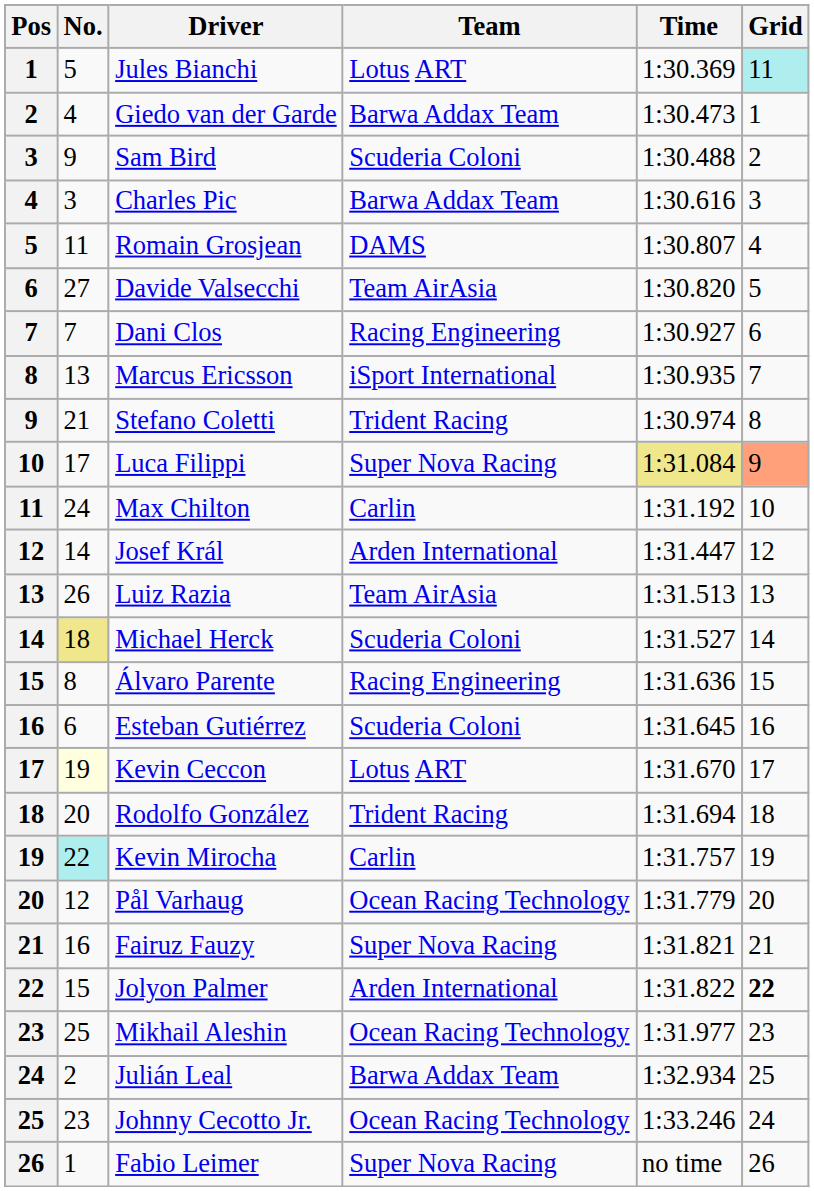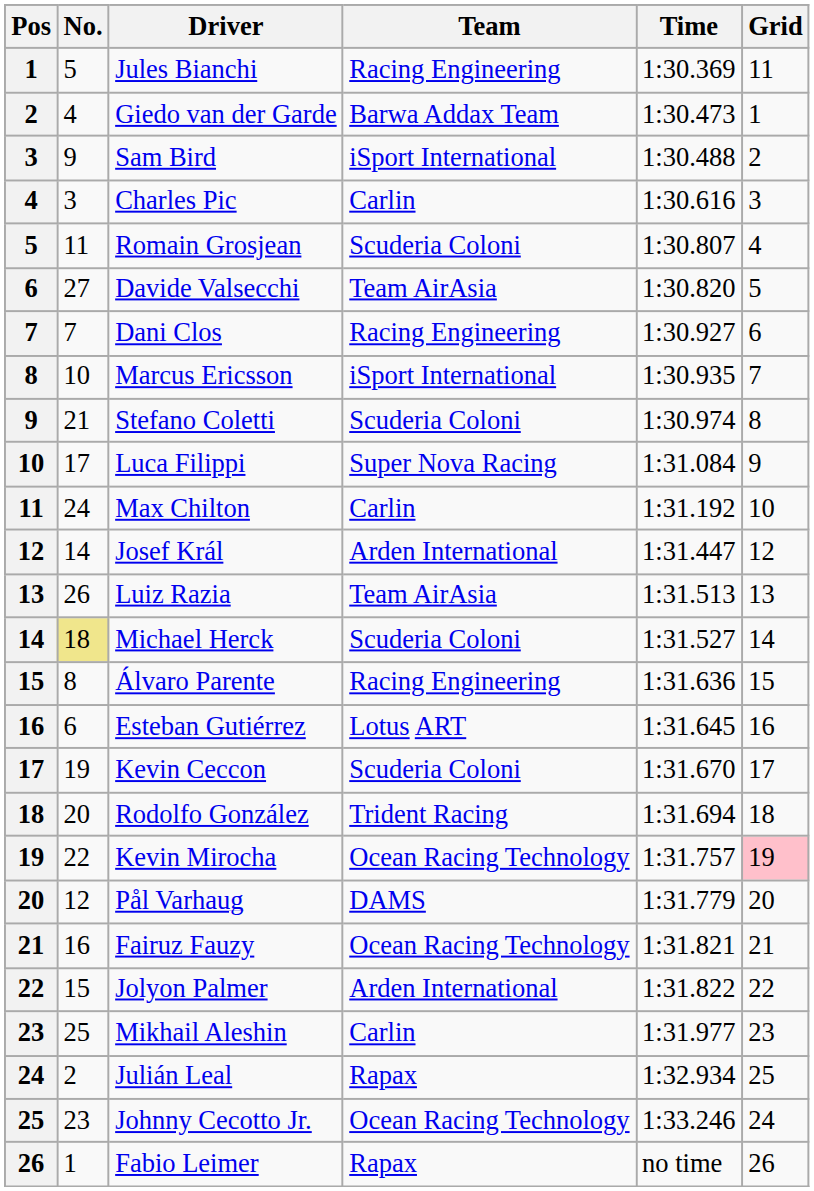(408, 69) Lotus ART -> (455, 69) Racing Engineering
(761, 69) paleturquoise background -> (761, 69) no background
(435, 157) Scuderia Coloni -> (453, 157) iSport International
(454, 200) Barwa Addax Team -> (382, 200) Carlin
(388, 244) DAMS -> (435, 244) Scuderia Coloni
(77, 375) 13 -> (77, 375) 10
(429, 419) Trident Racing -> (435, 419) Scuderia Coloni
(689, 463) khaki background -> (689, 463) no background
(755, 463) lightsalmon background -> (755, 463) no background
(435, 726) Scuderia Coloni -> (408, 726) Lotus ART
(77, 769) lightyellow background -> (77, 769) no background
(408, 769) Lotus ART -> (435, 769) Scuderia Coloni
(77, 857) paleturquoise background -> (77, 857) no background
(382, 857) Carlin -> (489, 857) Ocean Racing Technology
(761, 857) no background -> (761, 857) pink background
(489, 901) Ocean Racing Technology -> (388, 901) DAMS
(453, 944) Super Nova Racing -> (489, 944) Ocean Racing Technology
(761, 988) bold -> (761, 988) normal
(489, 1032) Ocean Racing Technology -> (382, 1032) Carlin
(454, 1076) Barwa Addax Team -> (383, 1076) Rapax
(453, 1163) Super Nova Racing -> (383, 1163) Rapax
